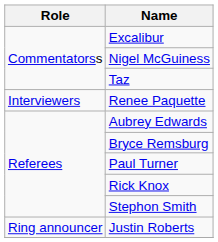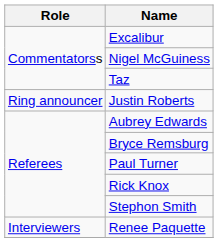rows swapped: (152, 227) <-> (157, 100)
